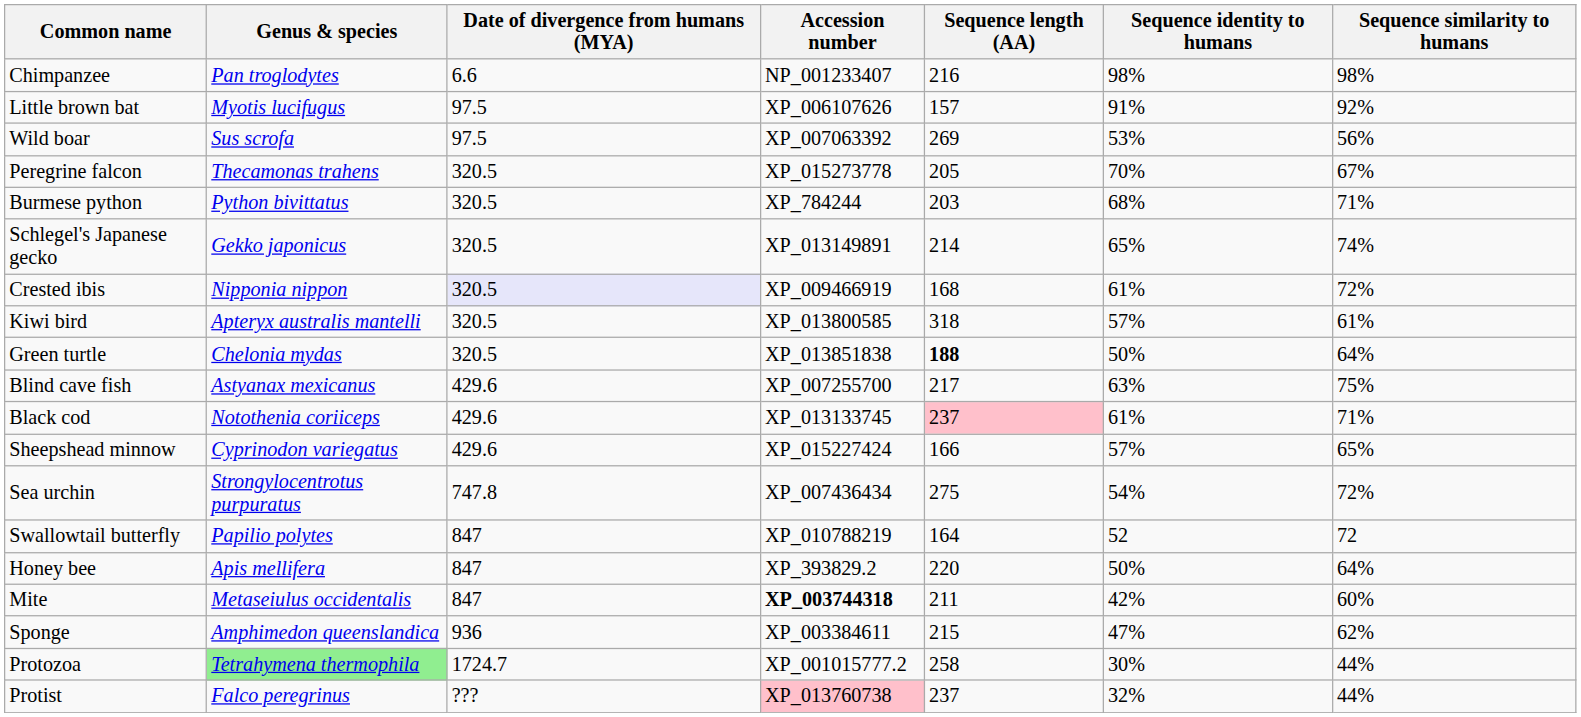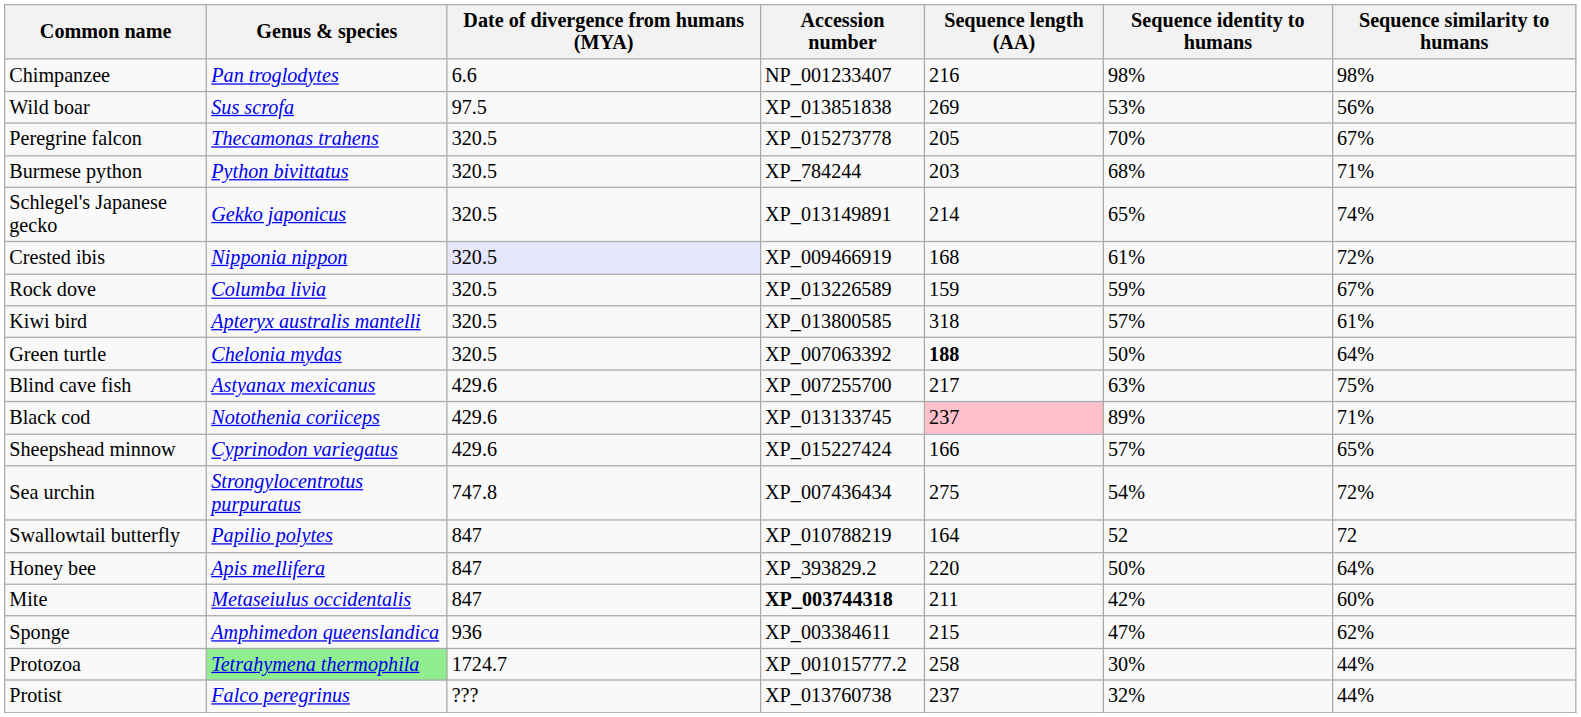- row: (74, 107)
(828, 139) XP_007063392 -> (828, 107) XP_013851838
+ row: (53, 289)
(828, 353) XP_013851838 -> (828, 353) XP_007063392
(1126, 417) 61% -> (1126, 417) 89%
(828, 696) pink background -> (828, 696) no background
